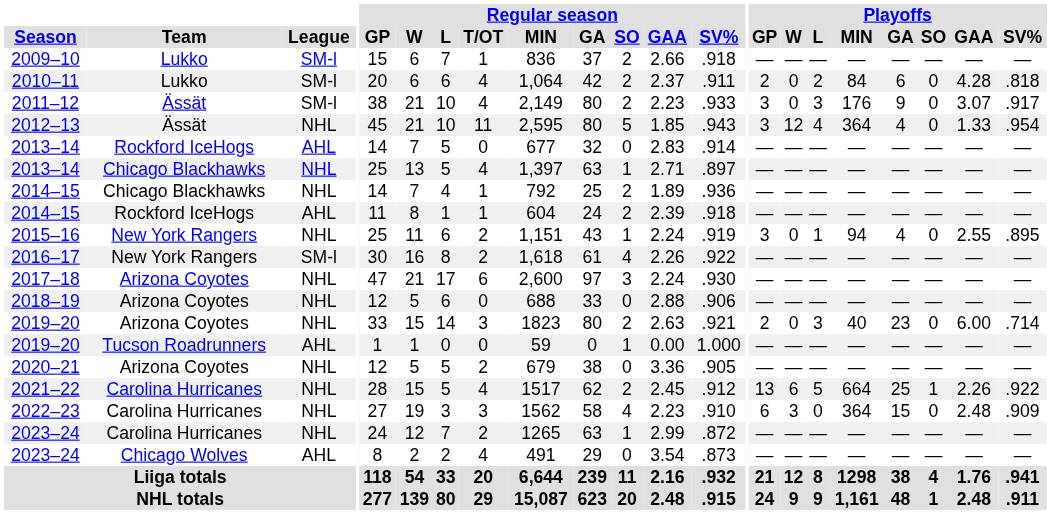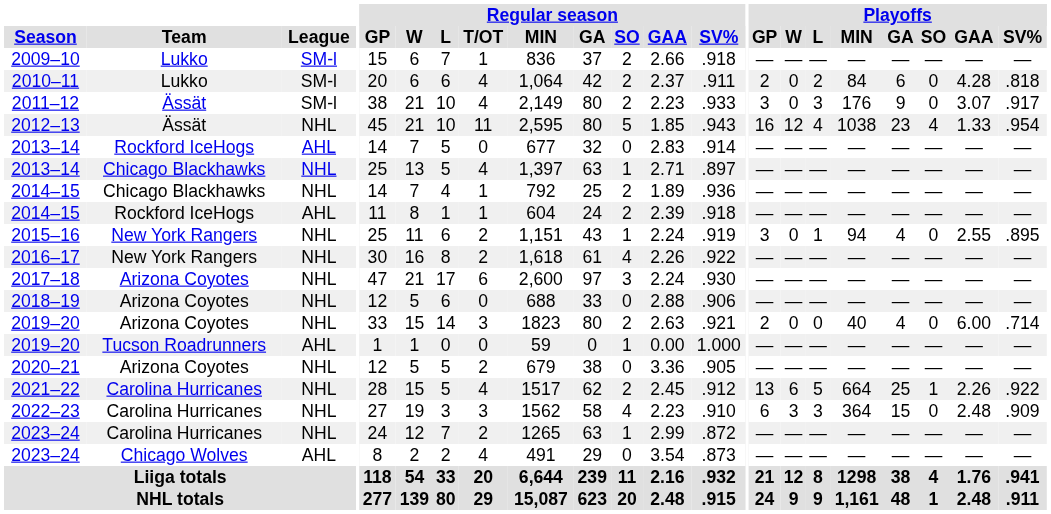(765, 124) 3 -> (765, 124) 16
(857, 124) 364 -> (857, 124) 1038
(901, 124) 4 -> (901, 124) 23
(934, 124) 0 -> (934, 124) 4
(319, 256) SM-l -> (319, 256) NHL
(818, 322) 3 -> (818, 322) 0
(901, 322) 23 -> (901, 322) 4
(818, 410) 0 -> (818, 410) 3
